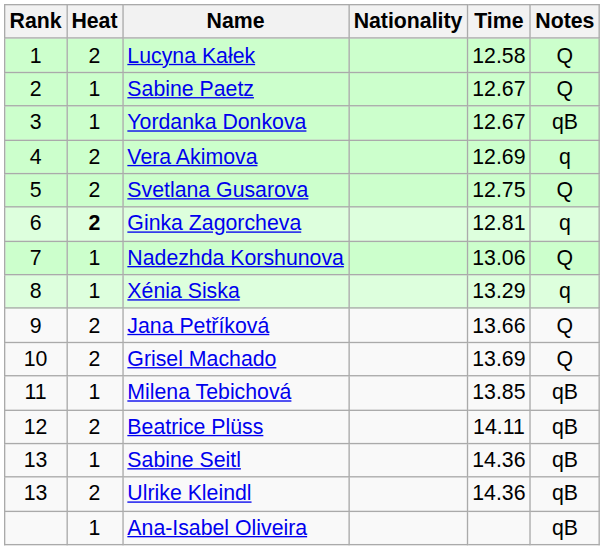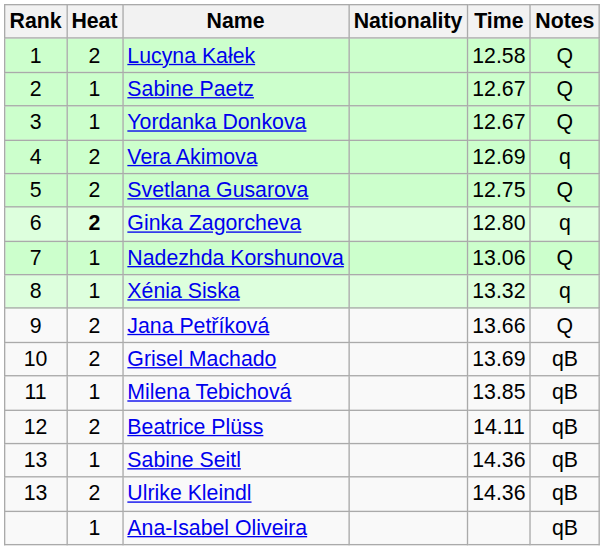(565, 122) qB -> (565, 122) Q
(499, 223) 12.81 -> (499, 223) 12.80
(499, 291) 13.29 -> (499, 291) 13.32
(565, 358) Q -> (565, 358) qB
